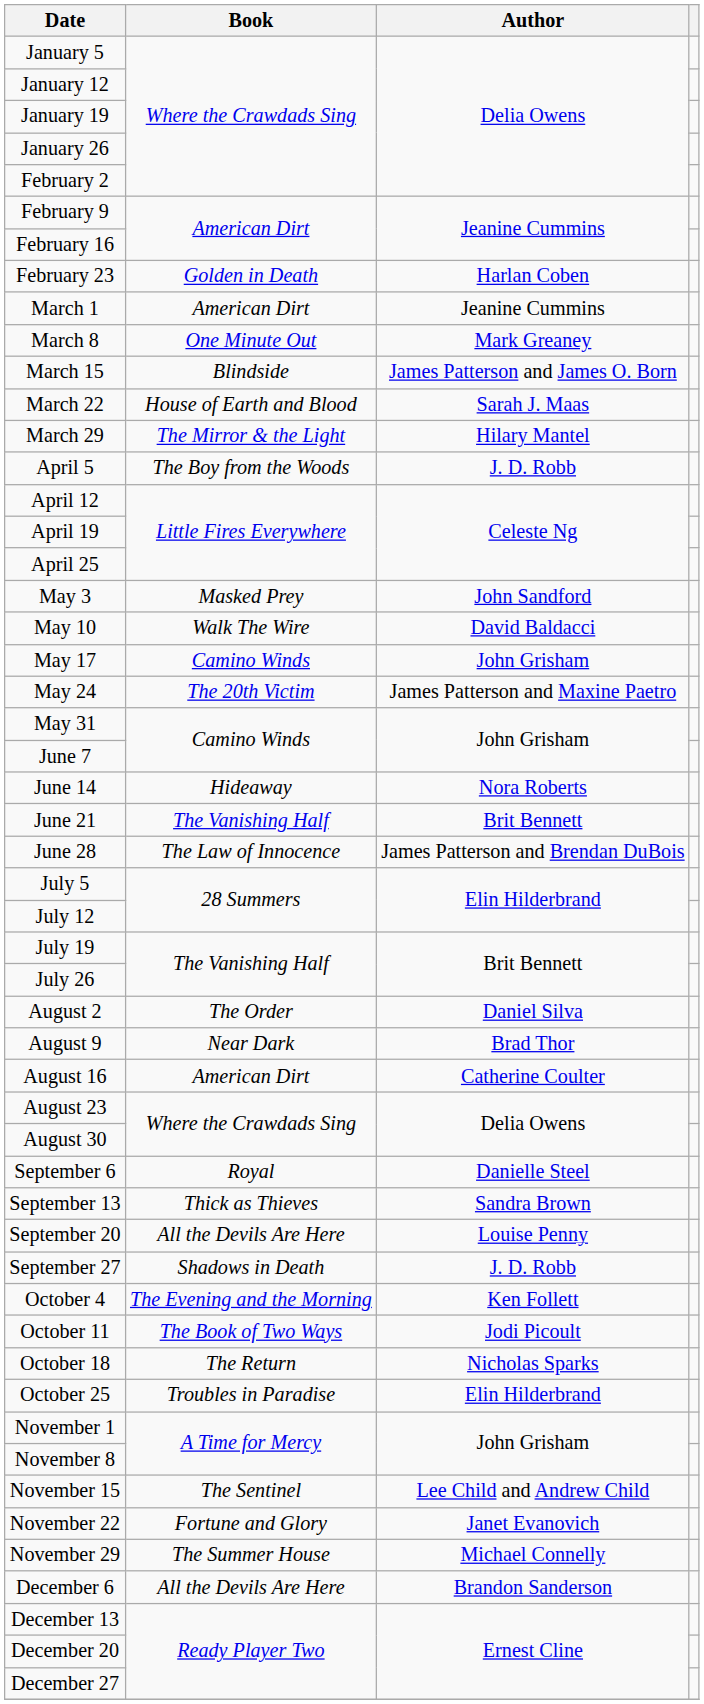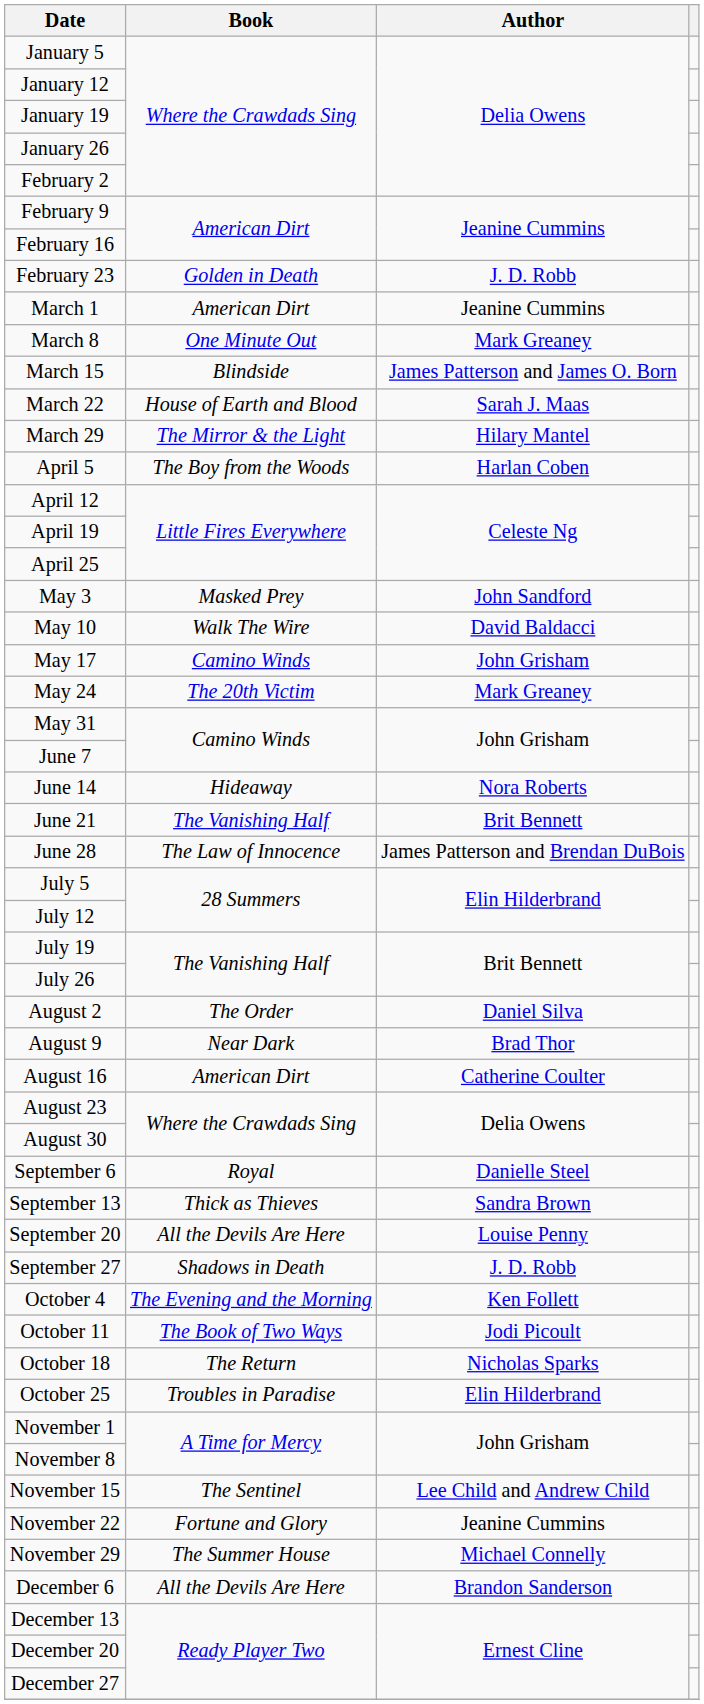(533, 276) Harlan Coben -> (533, 276) J. D. Robb
(533, 468) J. D. Robb -> (533, 468) Harlan Coben
(533, 691) James Patterson and Maxine Paetro -> (533, 691) Mark Greaney
(533, 1523) Janet Evanovich -> (533, 1523) Jeanine Cummins
